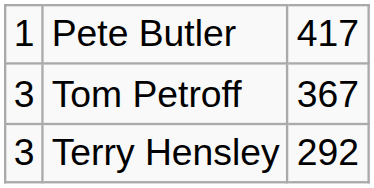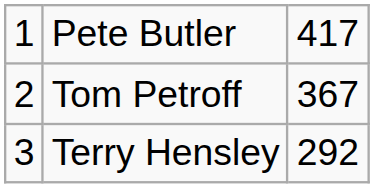(24, 93) 3 -> (24, 93) 2
